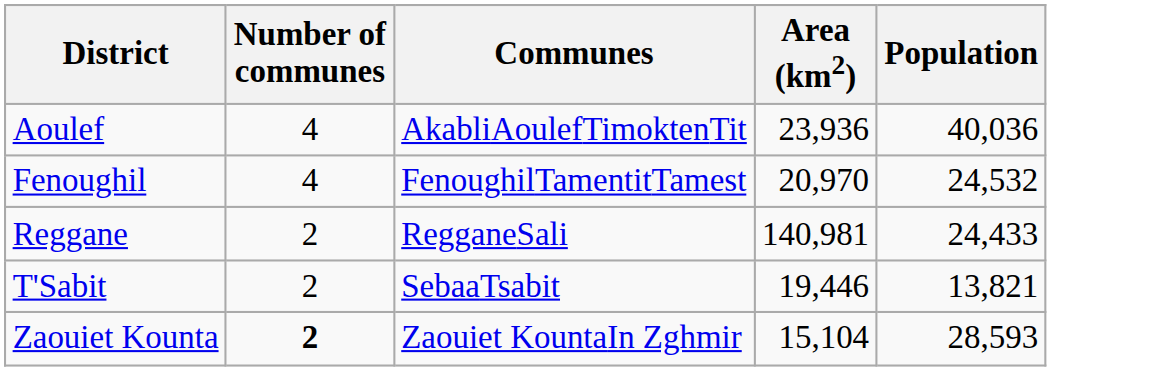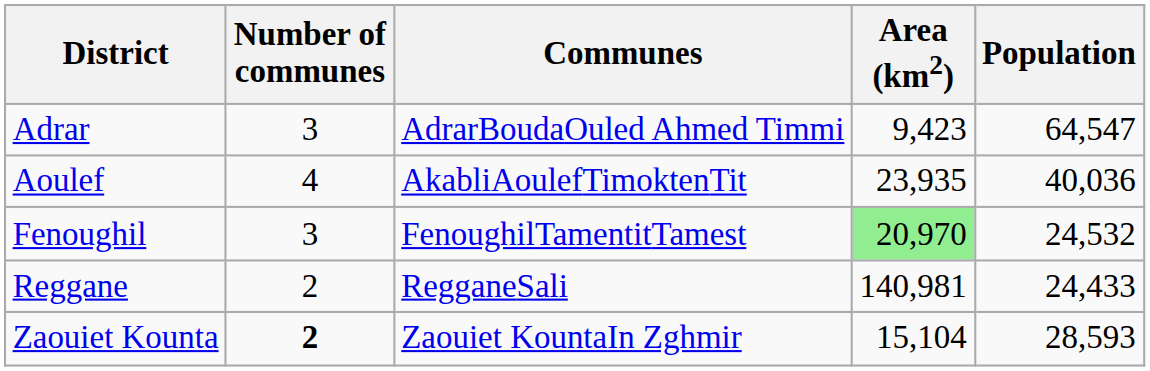+ row: (51, 128)
(824, 128) 23,936 -> (921, 181) 23,935
(310, 181) 4 -> (310, 233) 3
(824, 181) no background -> (921, 233) lightgreen background
- row: (60, 285)
